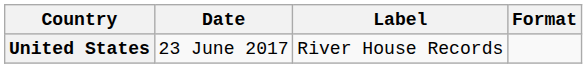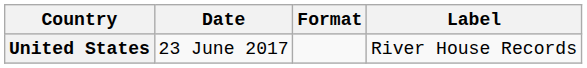columns swapped: (400, 19) <-> (544, 19)
